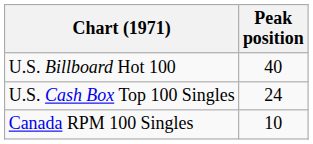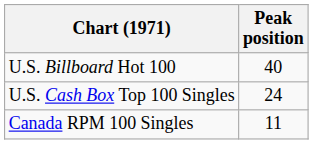(273, 124) 10 -> (273, 124) 11
